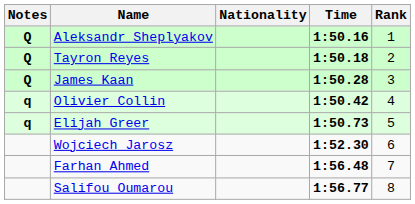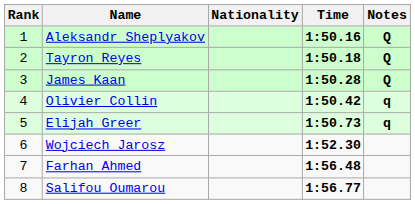columns swapped: (391, 15) <-> (28, 15)
